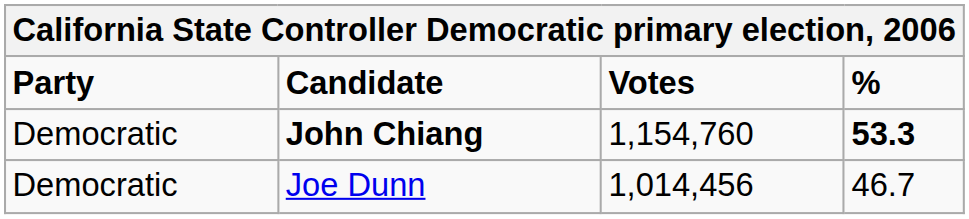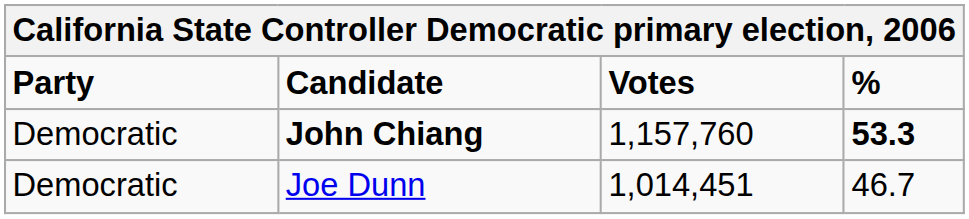(681, 133) 1,154,760 -> (681, 133) 1,157,760
(681, 185) 1,014,456 -> (681, 185) 1,014,451
